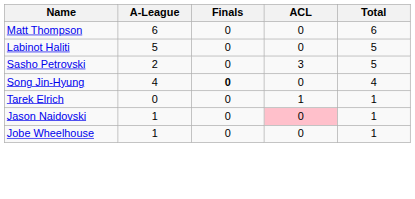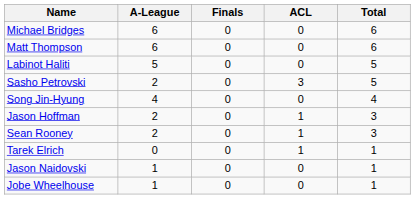+ row: (46, 30)
(228, 82) bold -> (228, 99) normal
+ row: (43, 116)
+ row: (40, 133)
(301, 116) pink background -> (301, 168) no background
